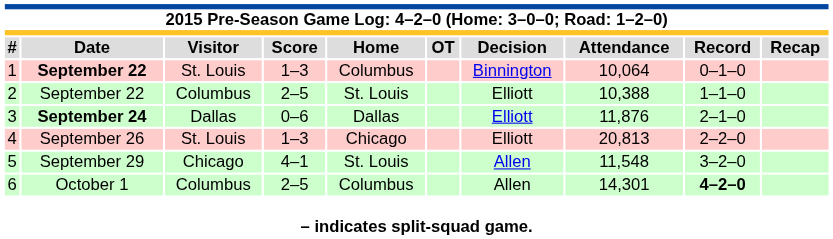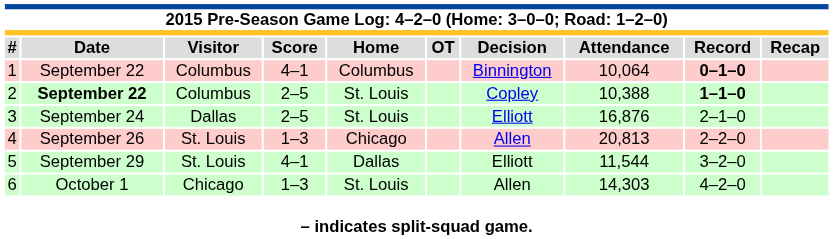(92, 70) bold -> (92, 70) normal
(213, 70) St. Louis -> (213, 70) Columbus
(295, 70) 1–3 -> (295, 70) 4–1
(723, 70) normal -> (723, 70) bold
(92, 93) normal -> (92, 93) bold
(512, 93) Elliott -> (512, 93) Copley
(723, 93) normal -> (723, 93) bold
(92, 116) bold -> (92, 116) normal
(295, 116) 0–6 -> (295, 116) 2–5
(376, 116) Dallas -> (376, 116) St. Louis
(624, 116) 11,876 -> (624, 116) 16,876
(512, 139) Elliott -> (512, 139) Allen
(213, 162) Chicago -> (213, 162) St. Louis
(376, 162) St. Louis -> (376, 162) Dallas
(512, 162) Allen -> (512, 162) Elliott
(624, 162) 11,548 -> (624, 162) 11,544
(213, 185) Columbus -> (213, 185) Chicago
(295, 185) 2–5 -> (295, 185) 1–3
(376, 185) Columbus -> (376, 185) St. Louis
(624, 185) 14,301 -> (624, 185) 14,303
(723, 185) bold -> (723, 185) normal
